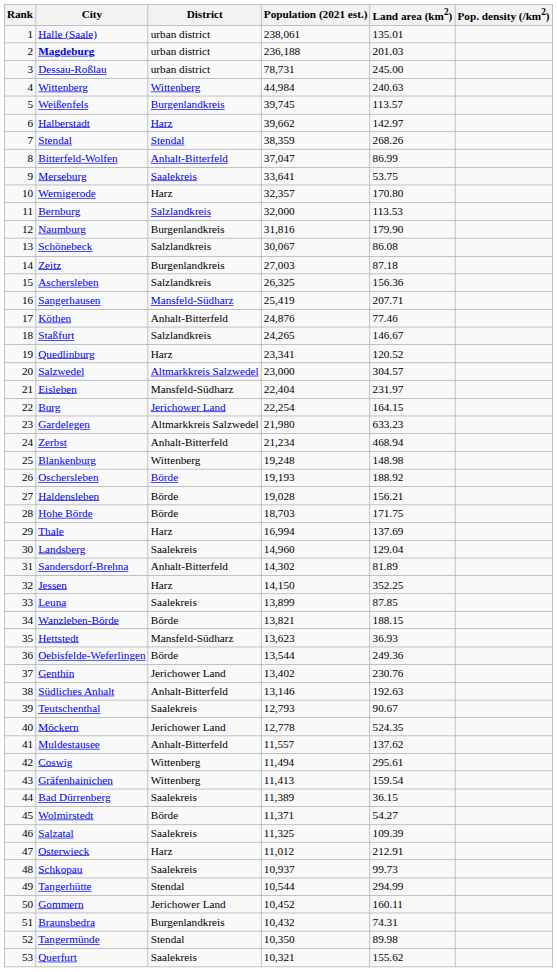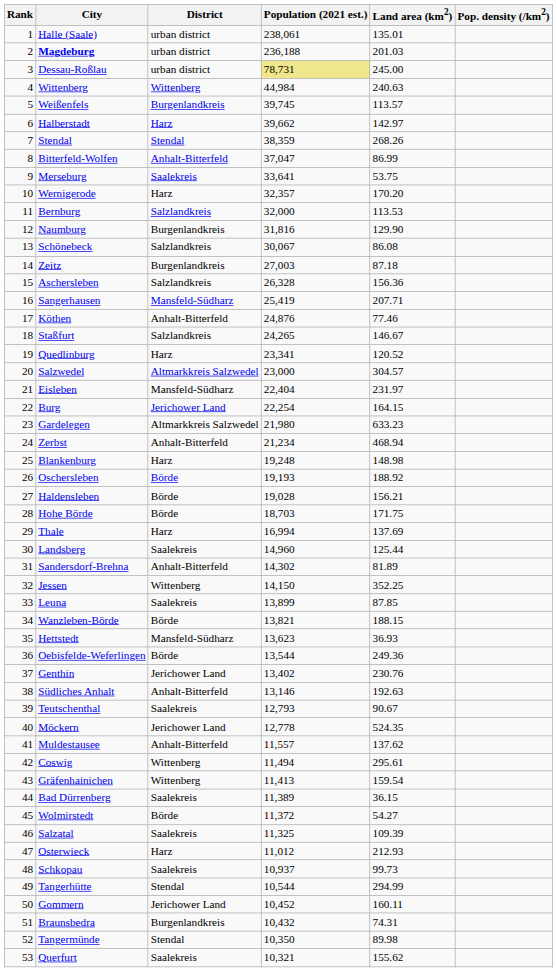(279, 69) no background -> (279, 69) khaki background
(388, 194) 170.80 -> (388, 194) 170.20
(388, 229) 179.90 -> (388, 229) 129.90
(279, 282) 26,325 -> (279, 282) 26,328
(176, 460) Wittenberg -> (162, 460) Harz
(388, 549) 129.04 -> (388, 549) 125.44
(162, 584) Harz -> (176, 584) Wittenberg
(279, 815) 11,371 -> (279, 815) 11,372
(388, 851) 212.91 -> (388, 851) 212.93
